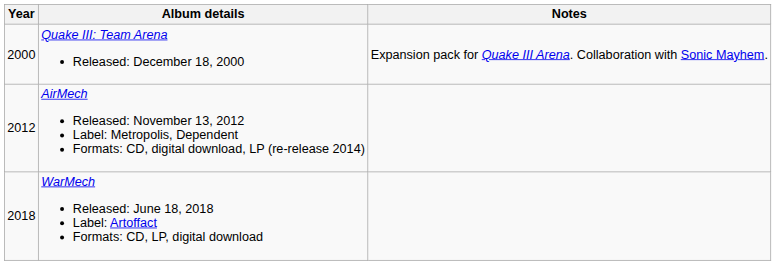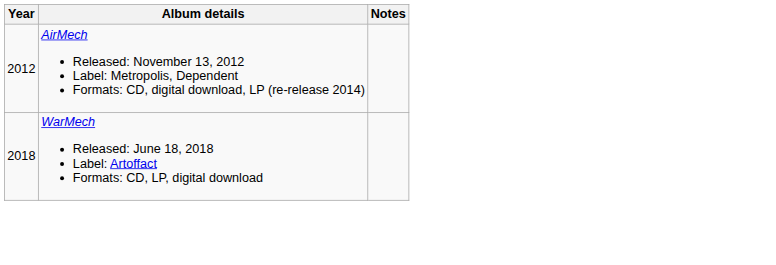- row: (203, 48)
